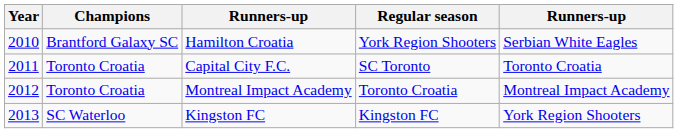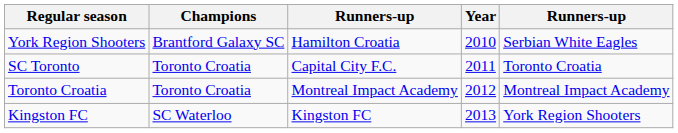columns swapped: (24, 16) <-> (427, 16)
